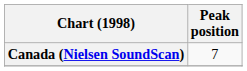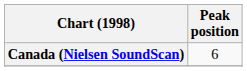(215, 54) 7 -> (215, 54) 6
